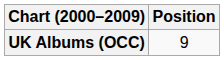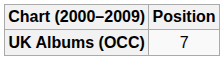(184, 42) 9 -> (184, 42) 7
